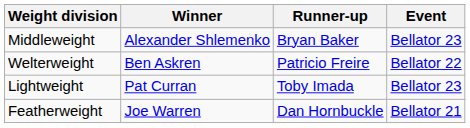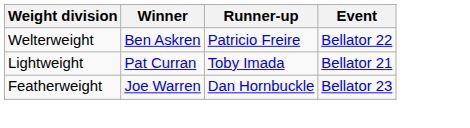- row: (51, 39)
(426, 87) Bellator 23 -> (357, 63) Bellator 21
(426, 110) Bellator 21 -> (357, 87) Bellator 23
